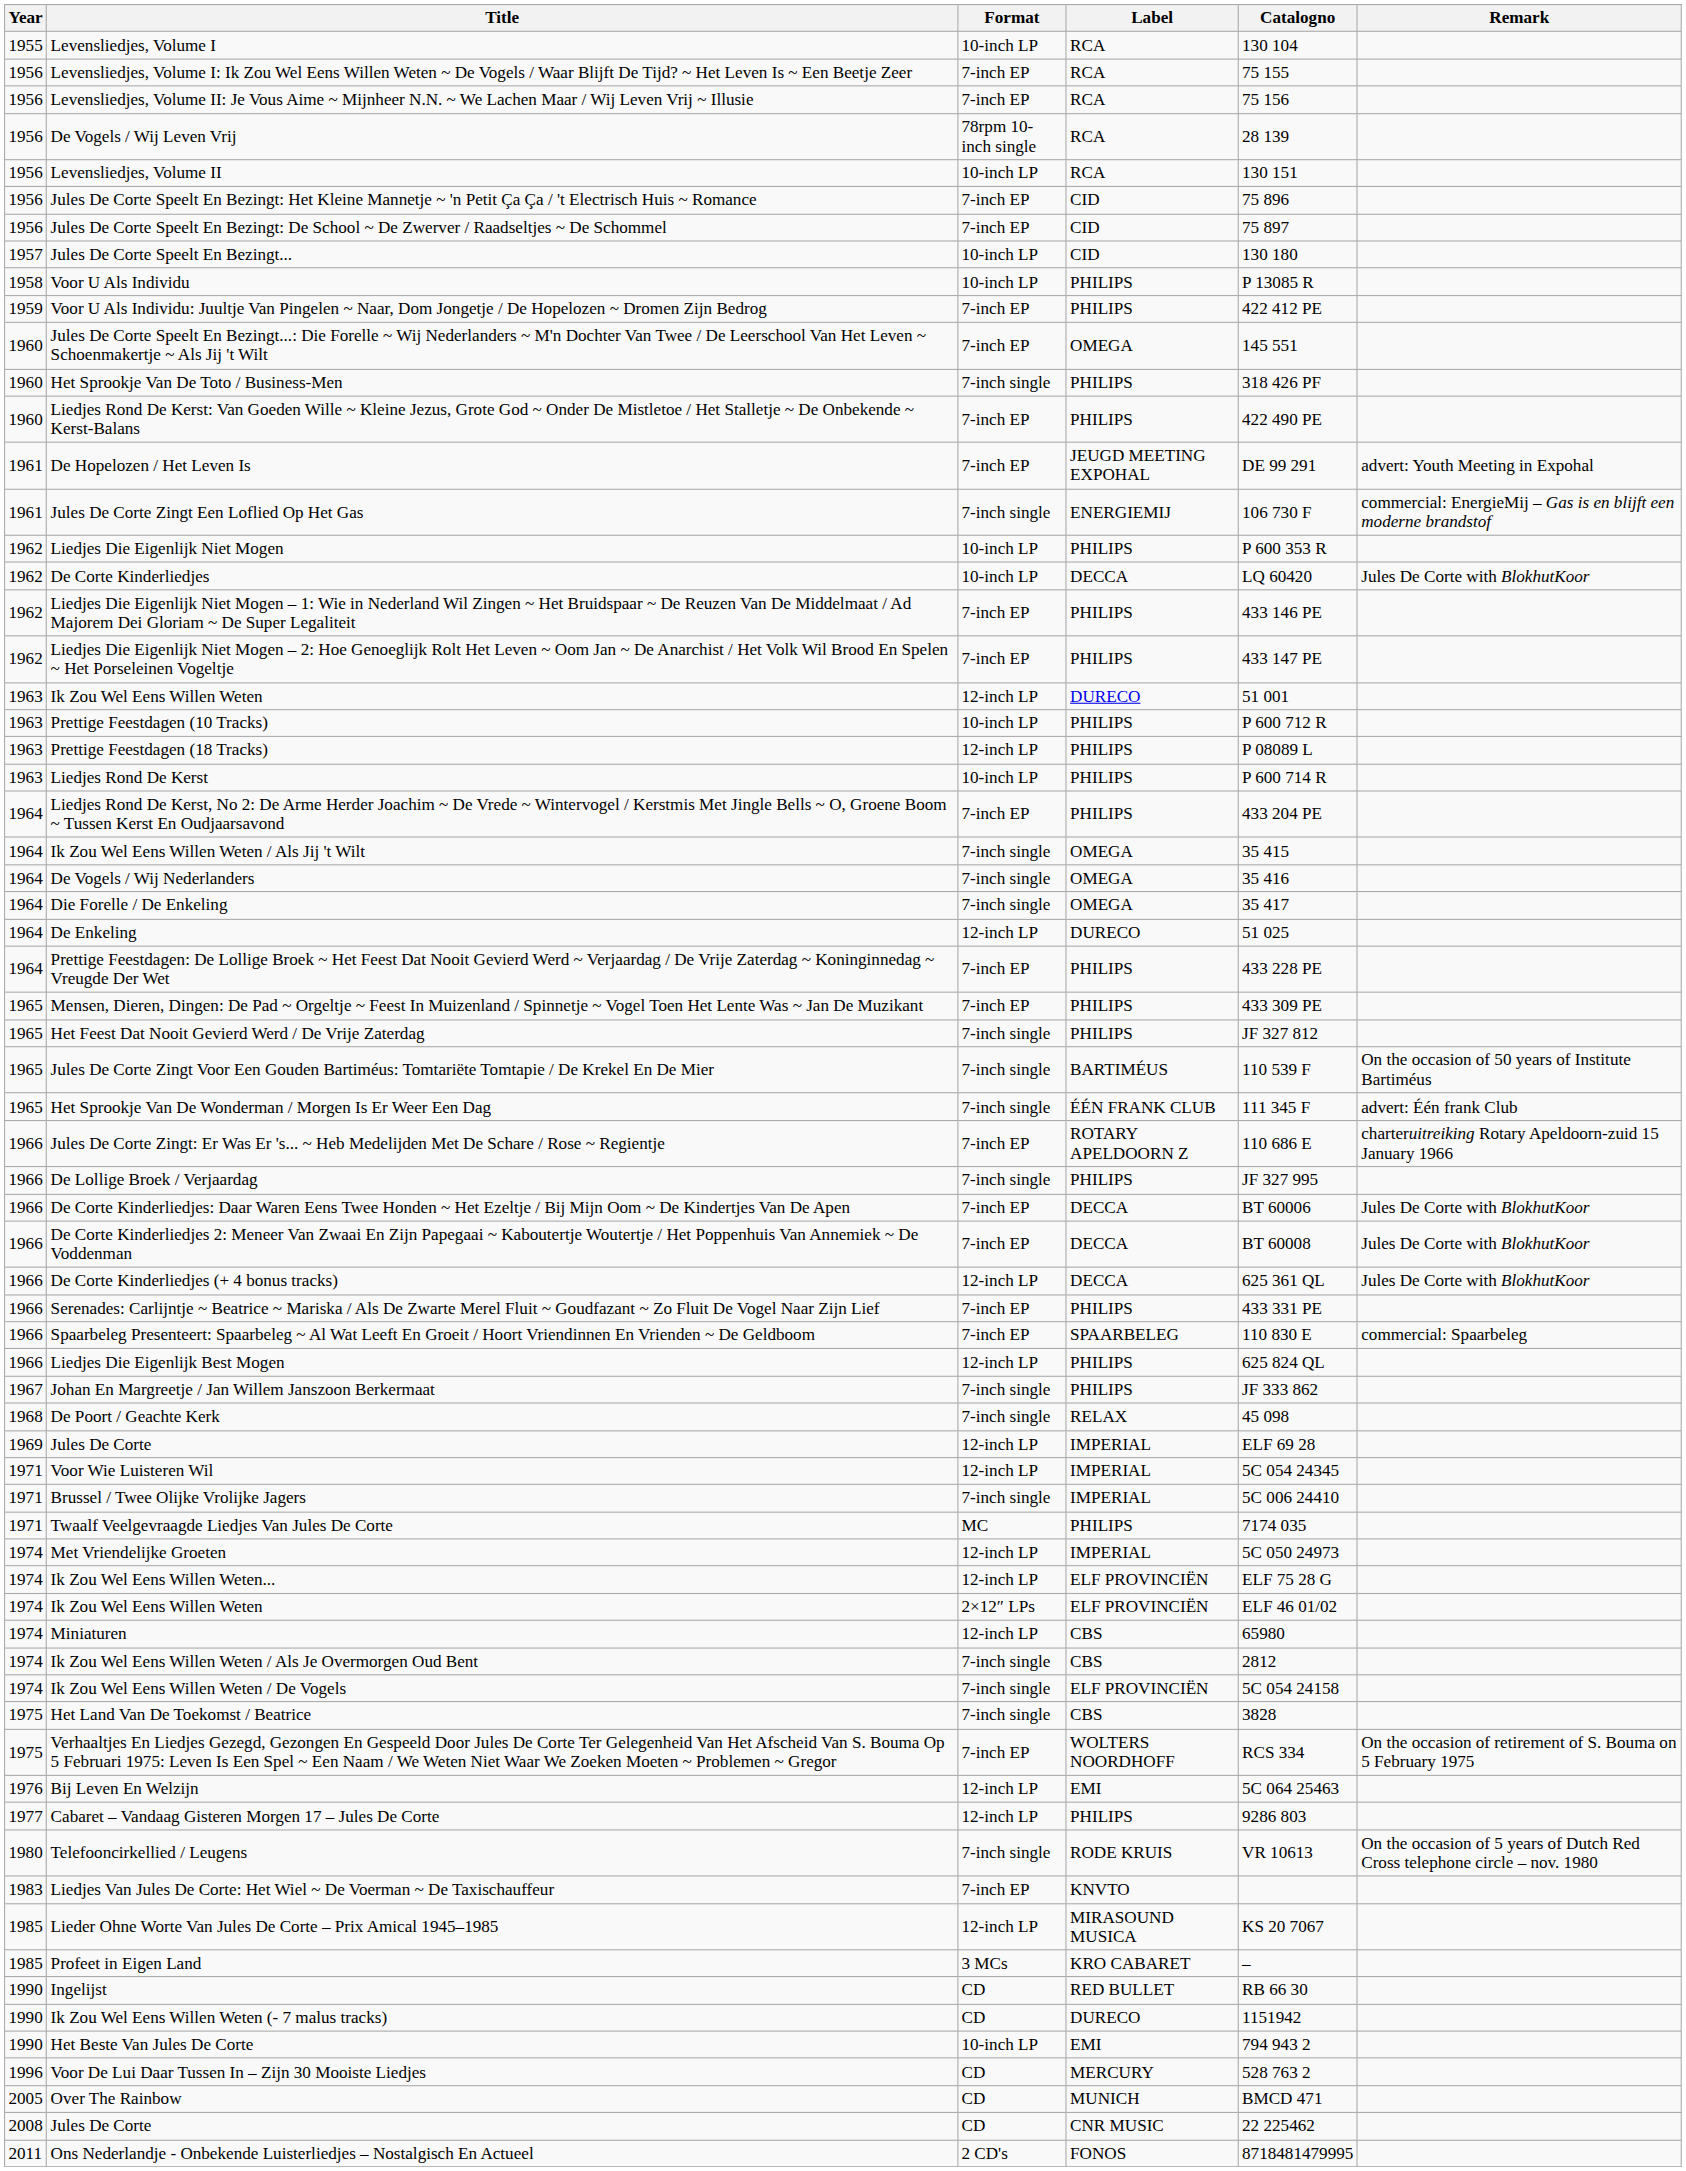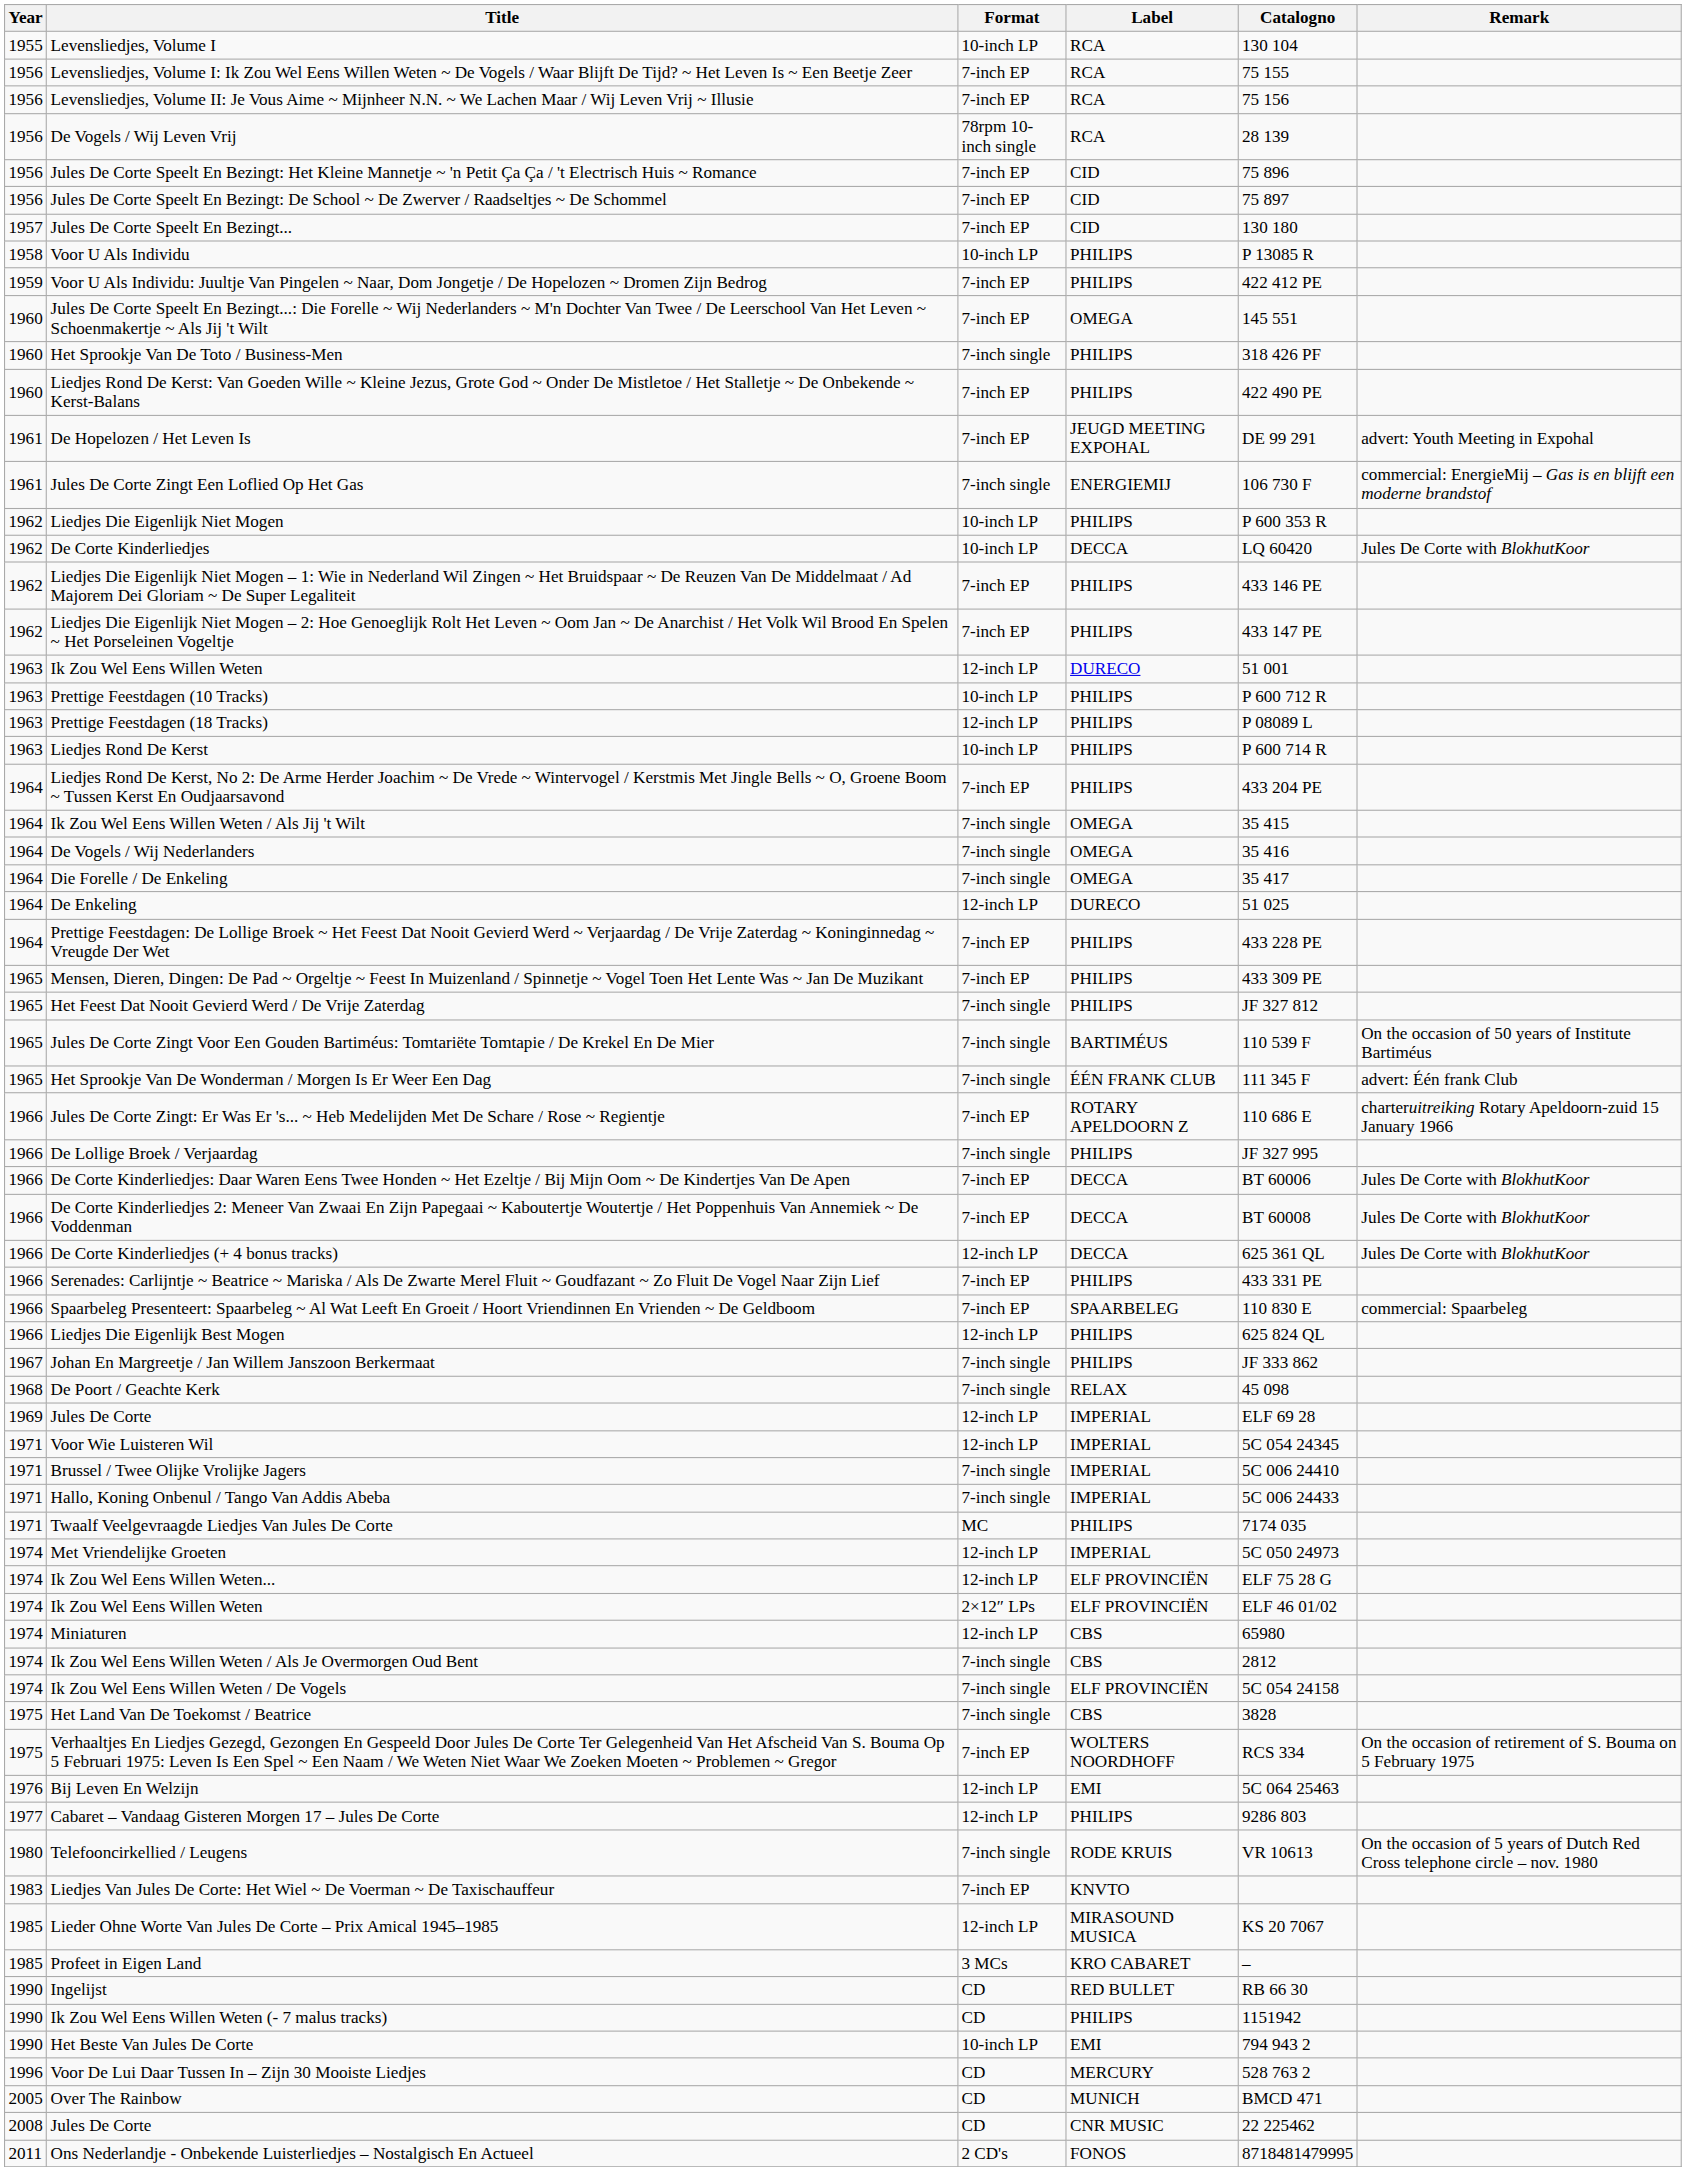- row: (26, 173)
(1000, 254) 10-inch LP -> (995, 227) 7-inch EP
+ row: (26, 1498)
(1105, 2017) DURECO -> (1101, 2017) PHILIPS
